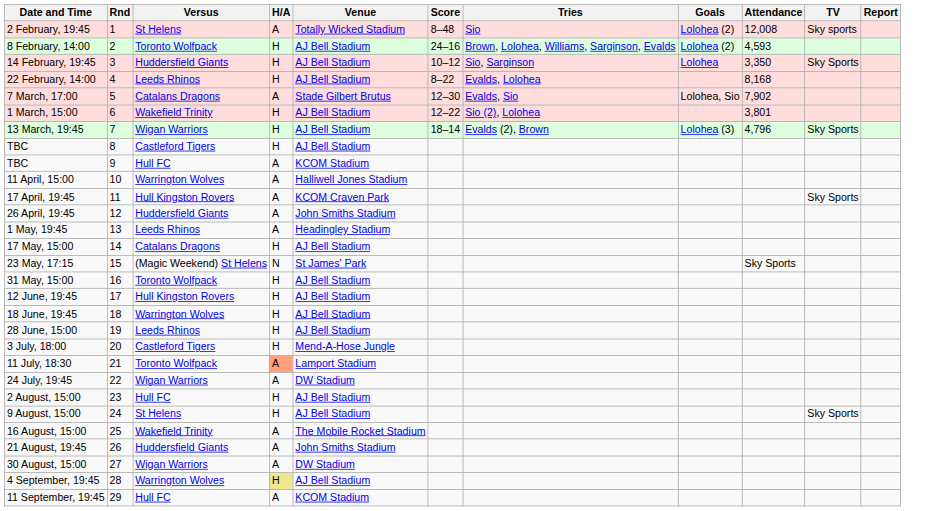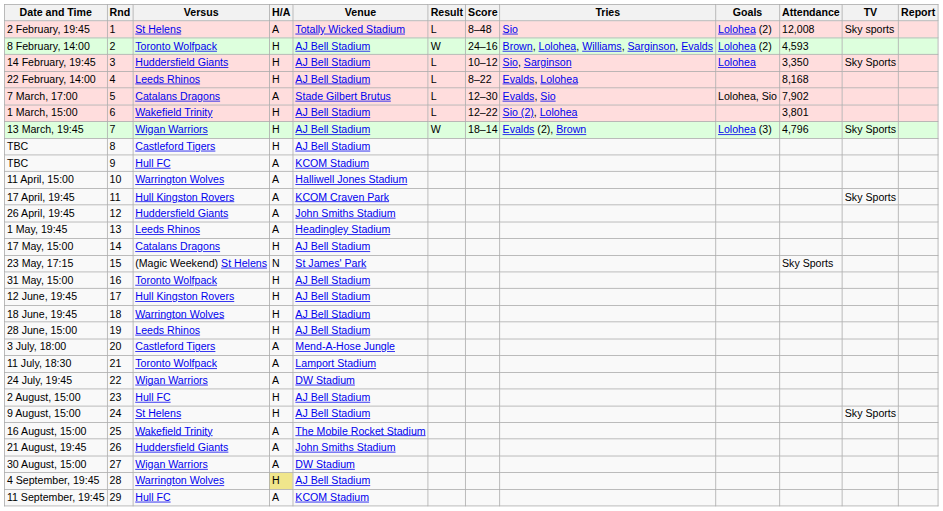+ column: (447, 12)
(276, 347) H -> (276, 347) A
(276, 363) lightsalmon background -> (276, 363) no background
